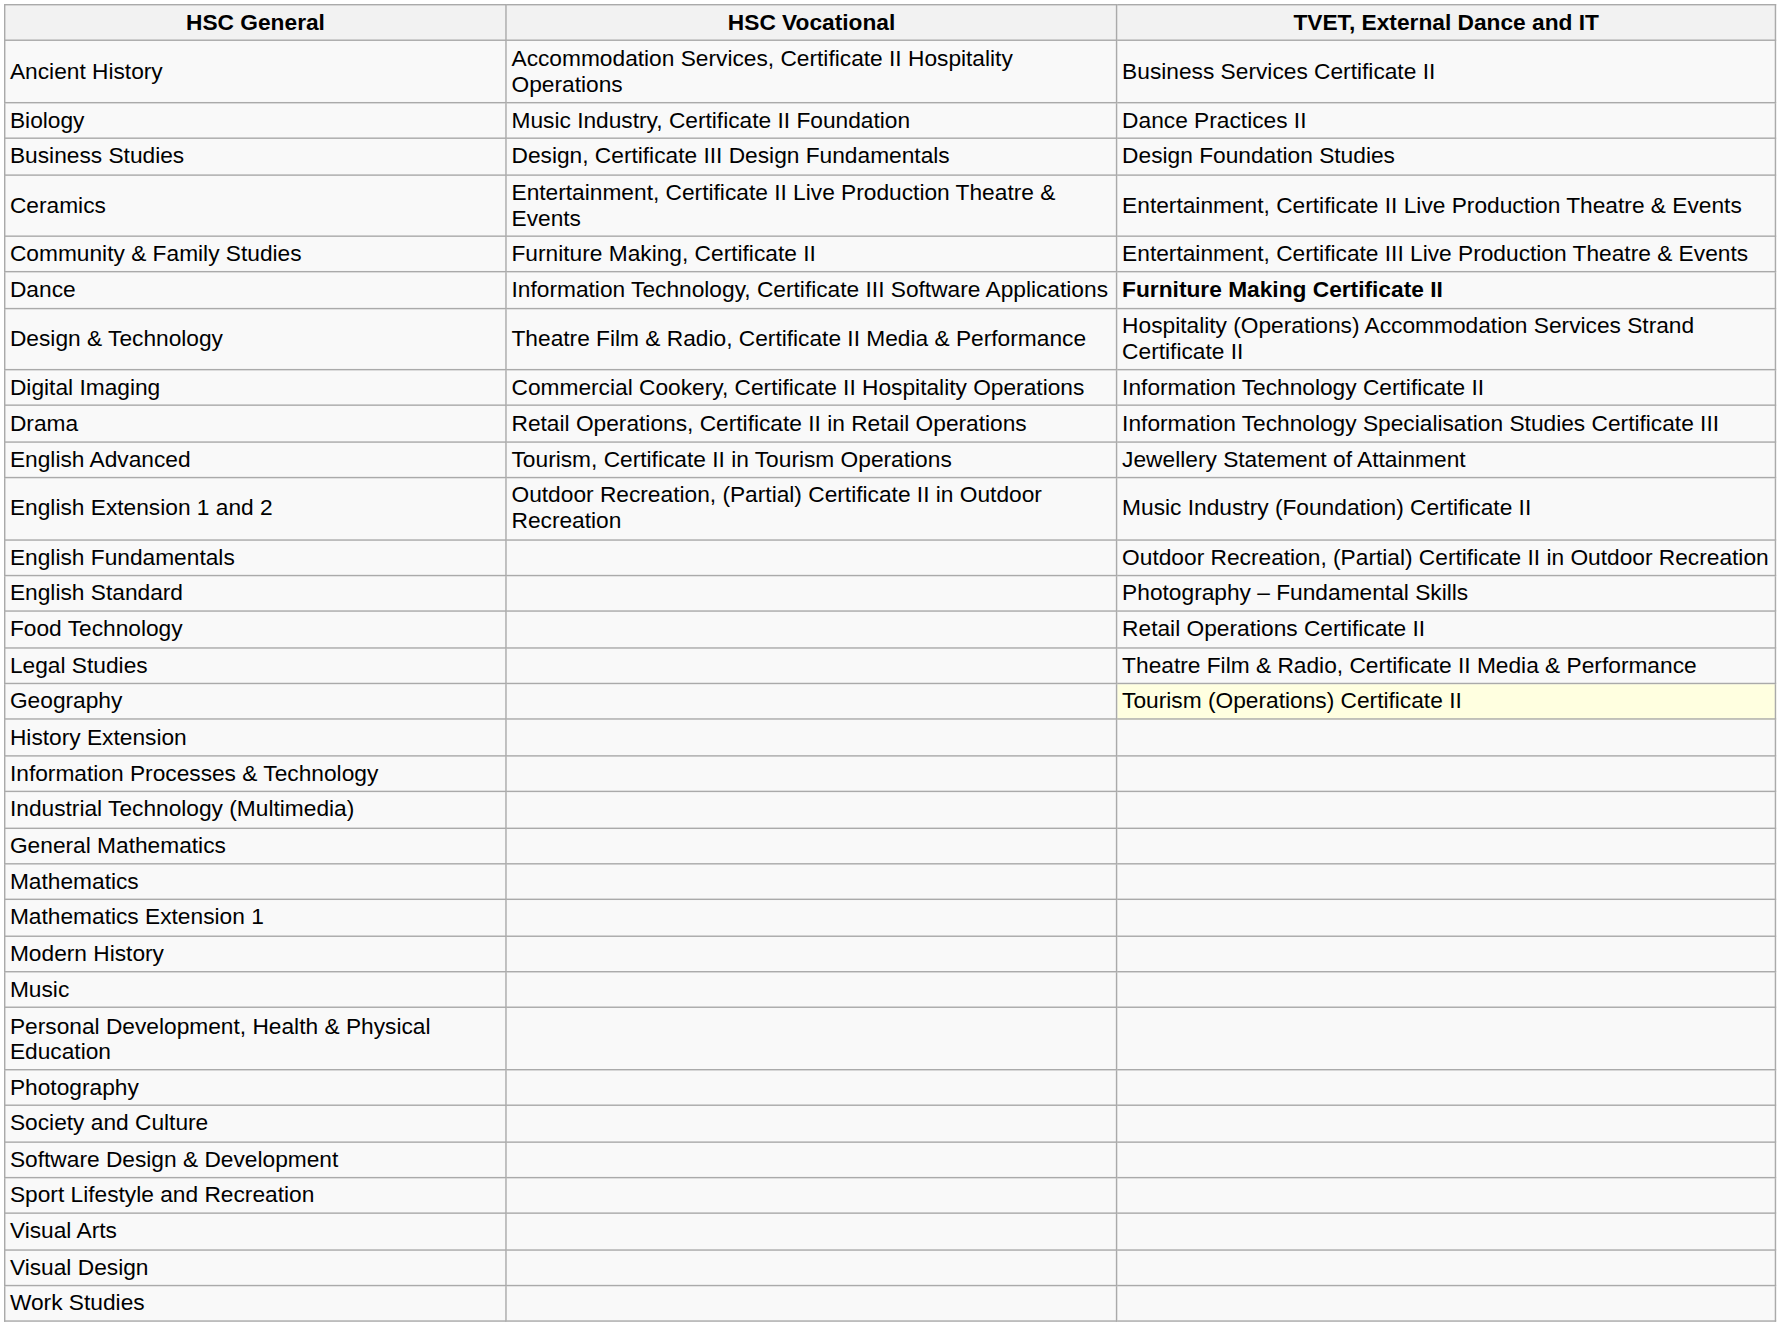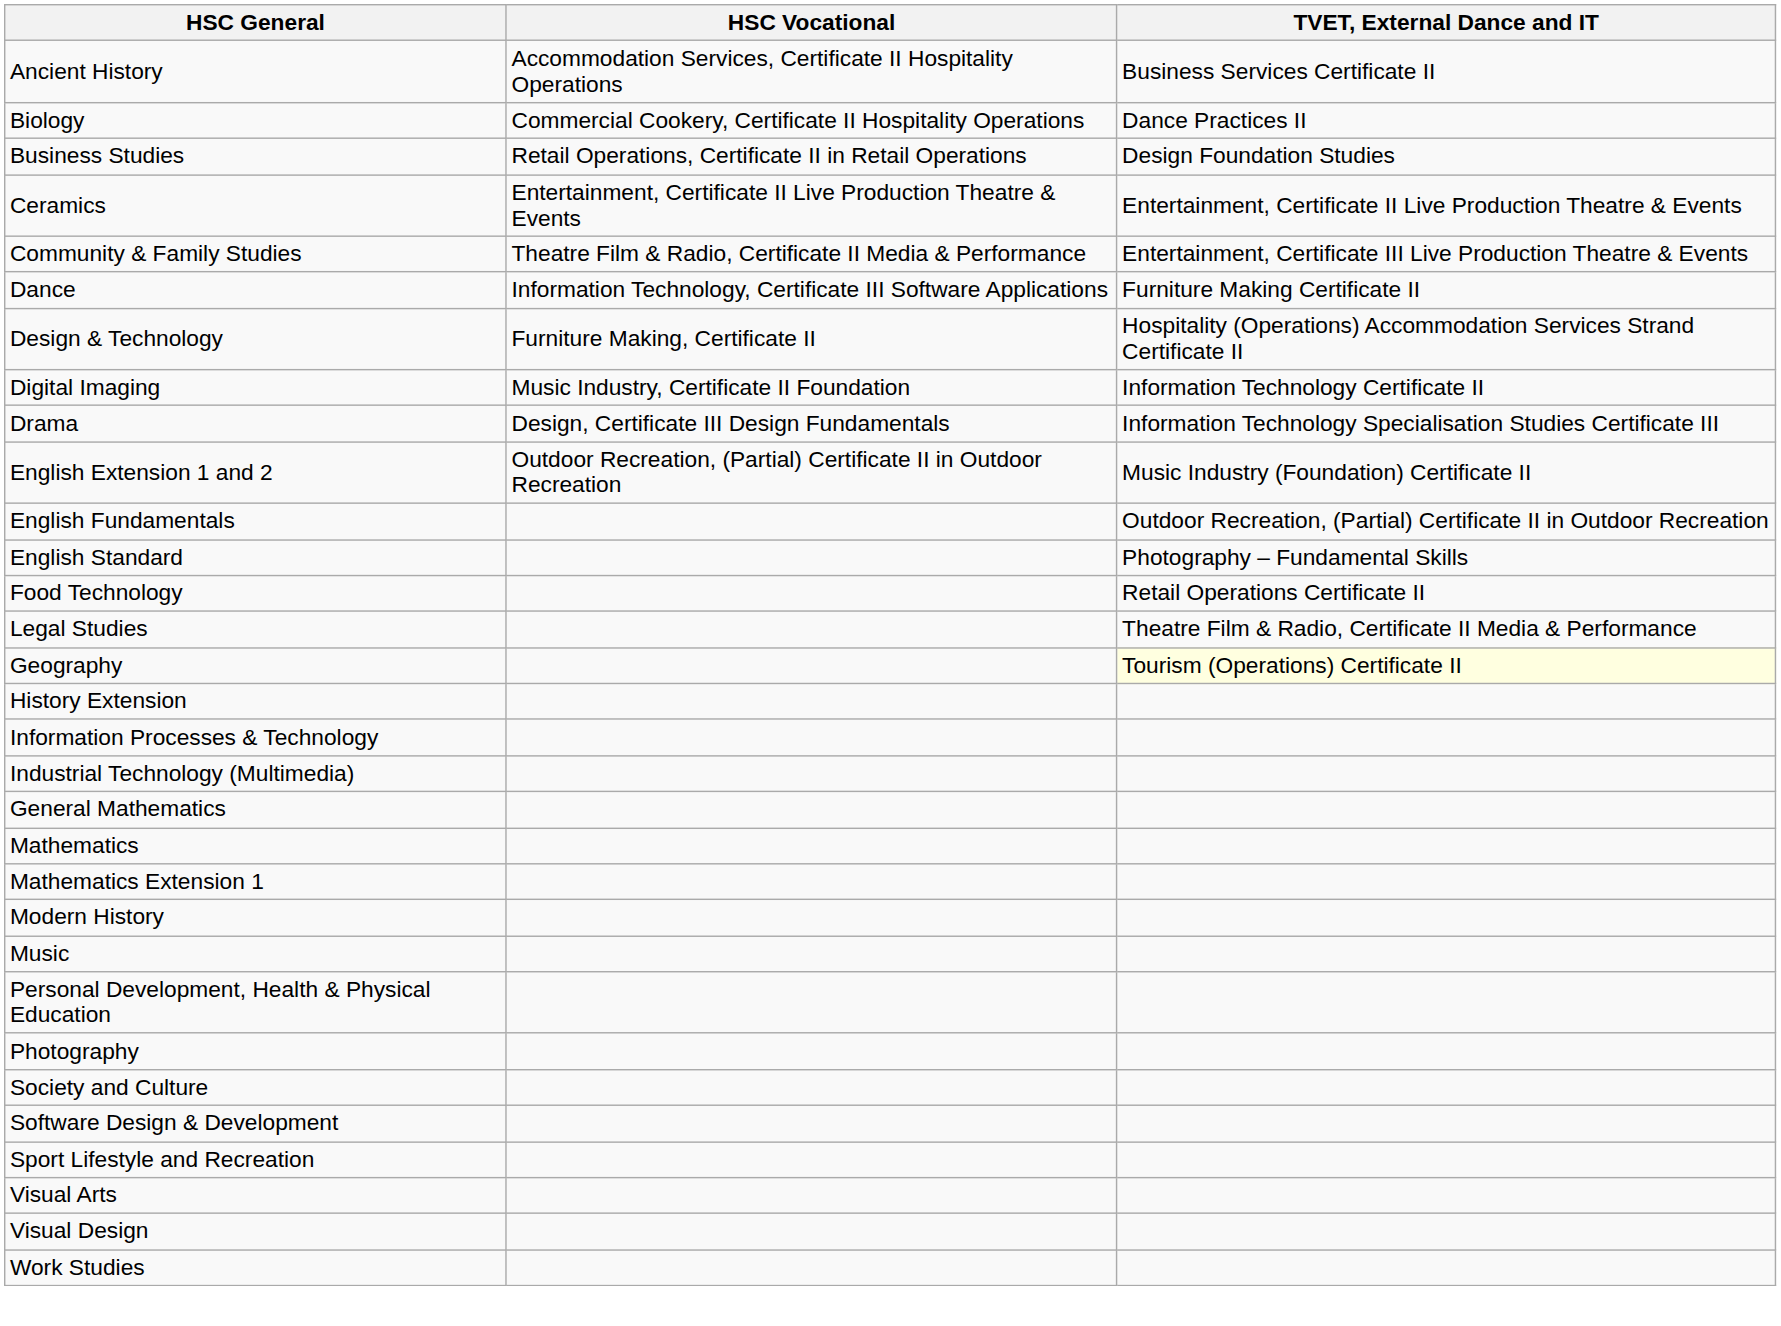(711, 120) Music Industry, Certificate II Foundation -> (798, 120) Commercial Cookery, Certificate II Hospitality Operations
(731, 156) Design, Certificate III Design Fundamentals -> (769, 156) Retail Operations, Certificate II in Retail Operations
(664, 253) Furniture Making, Certificate II -> (799, 253) Theatre Film & Radio, Certificate II Media & Performance
(1282, 289) bold -> (1271, 289) normal
(799, 338) Theatre Film & Radio, Certificate II Media & Performance -> (664, 338) Furniture Making, Certificate II
(798, 387) Commercial Cookery, Certificate II Hospitality Operations -> (711, 387) Music Industry, Certificate II Foundation
(769, 423) Retail Operations, Certificate II in Retail Operations -> (731, 423) Design, Certificate III Design Fundamentals
- row: (100, 459)
